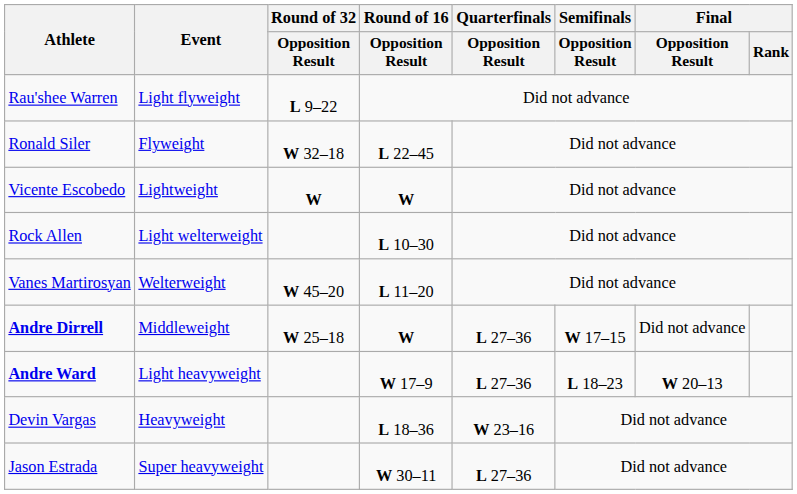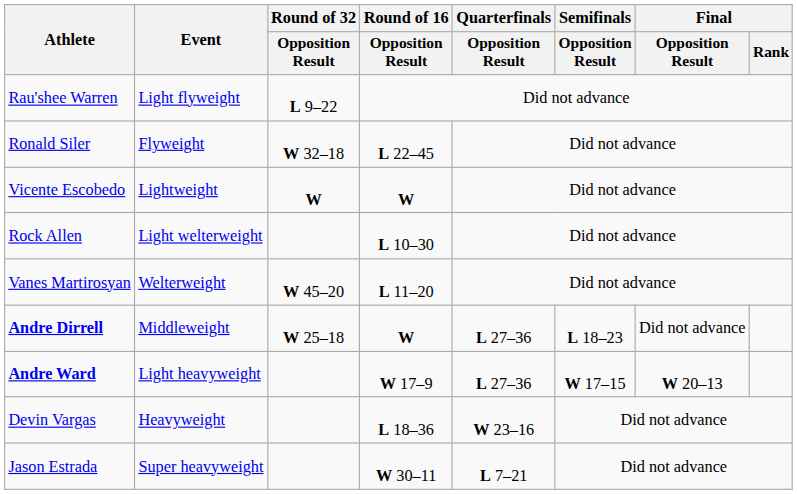(595, 338) W 17–15 -> (595, 338) L 18–23
(595, 384) L 18–23 -> (595, 384) W 17–15
(504, 476) L 27–36 -> (504, 476) L 7–21
